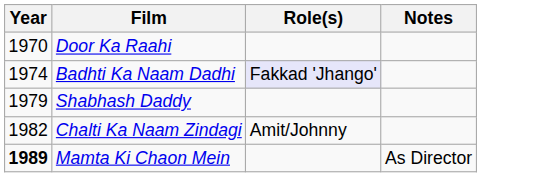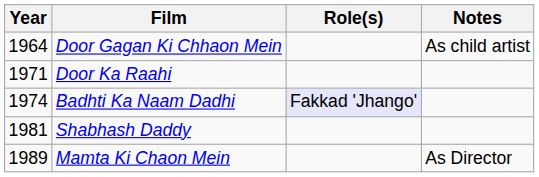+ row: (169, 46)
(28, 46) 1970 -> (28, 74) 1971
(28, 102) 1979 -> (28, 130) 1981
- row: (149, 130)
(28, 158) bold -> (28, 158) normal
